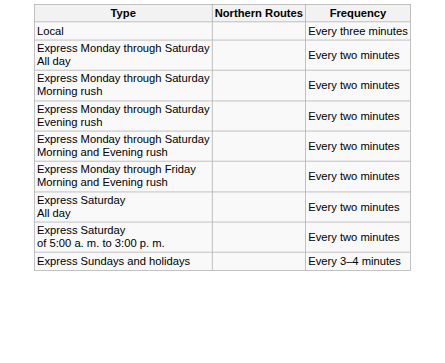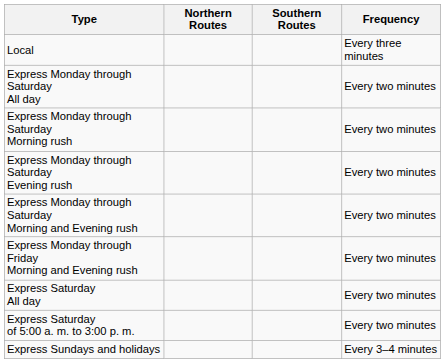+ column: (297, 19)
